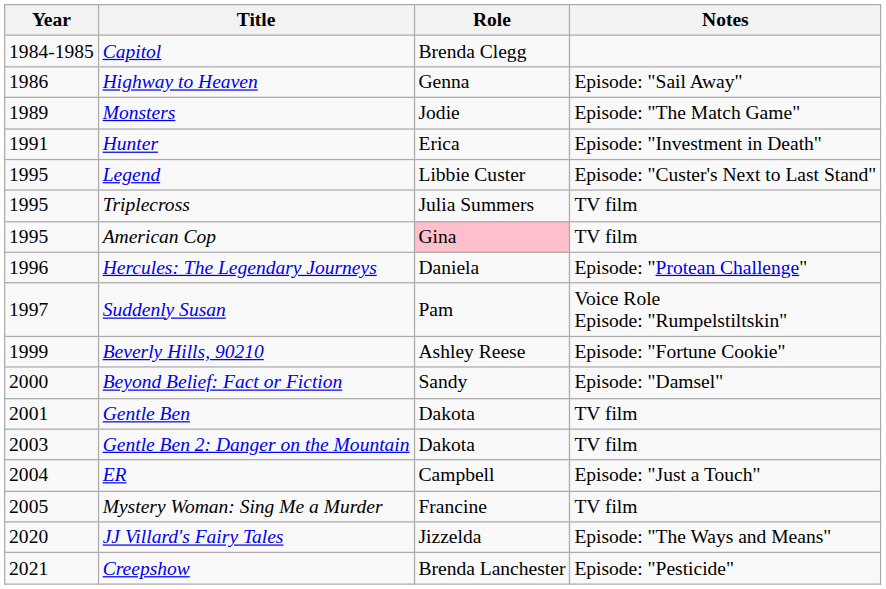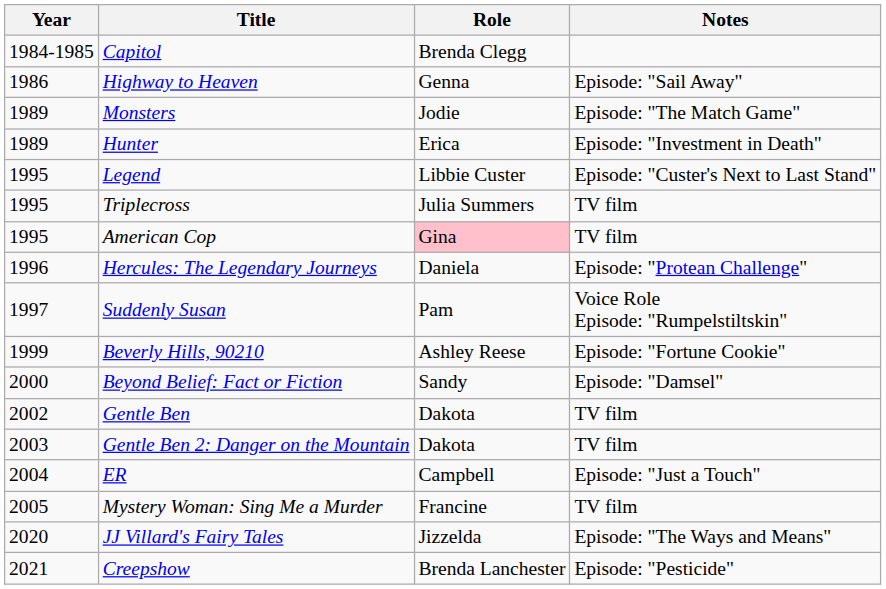(29, 143) 1991 -> (29, 143) 1989
(29, 413) 2001 -> (29, 413) 2002
